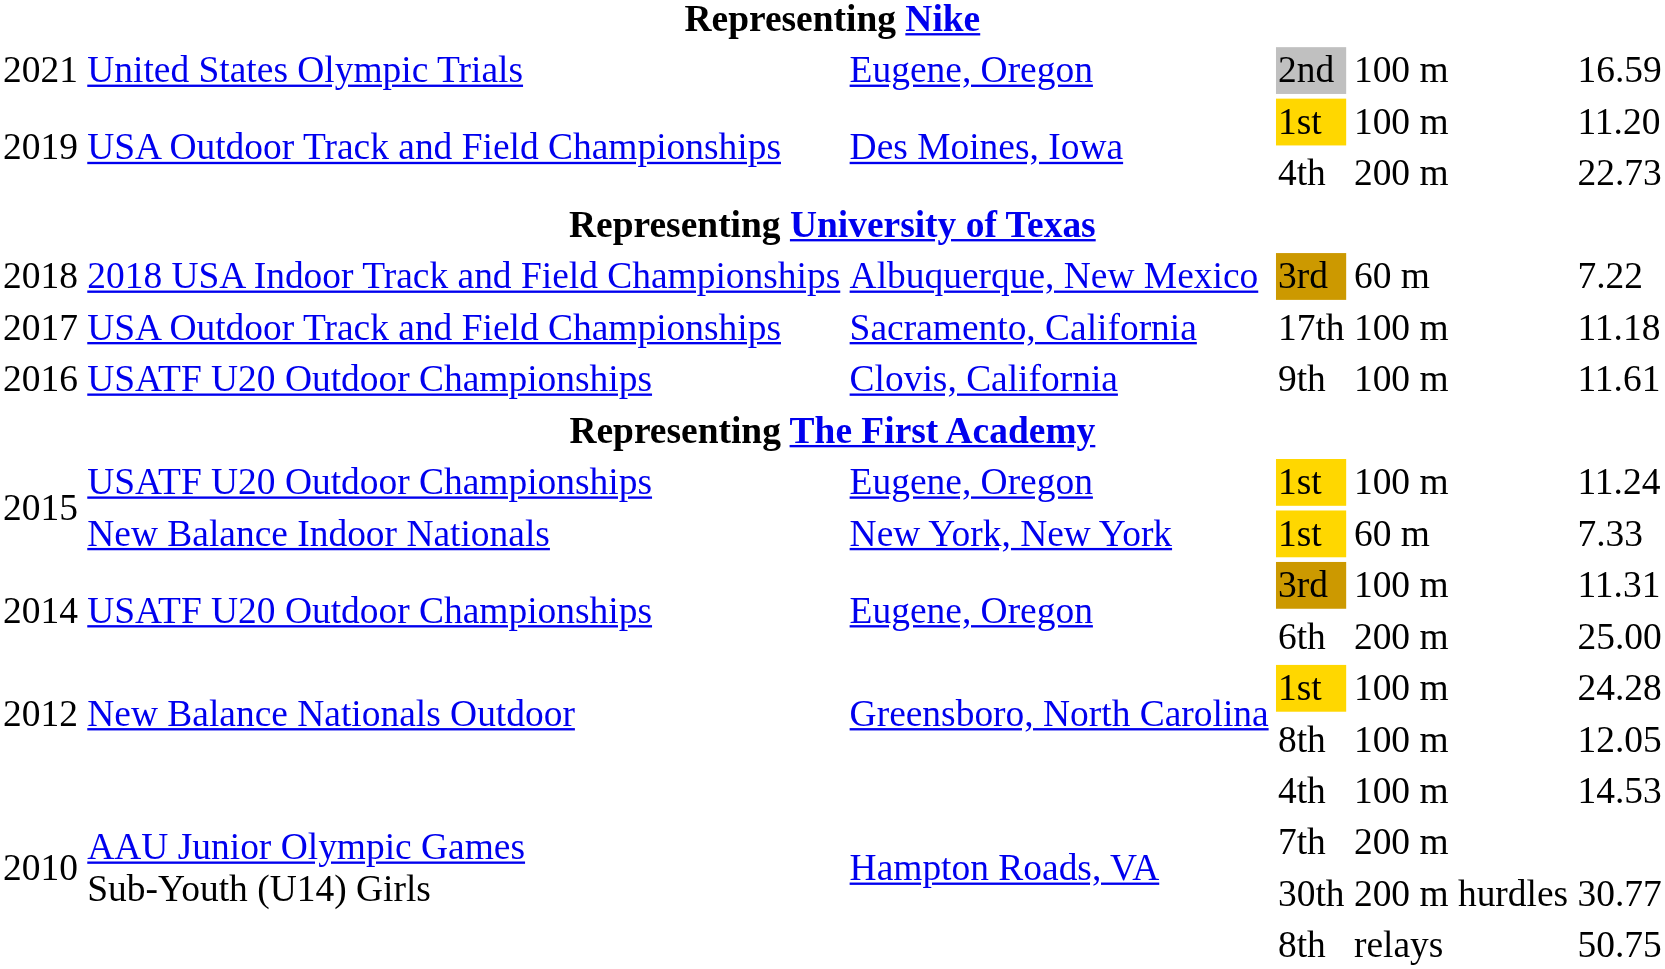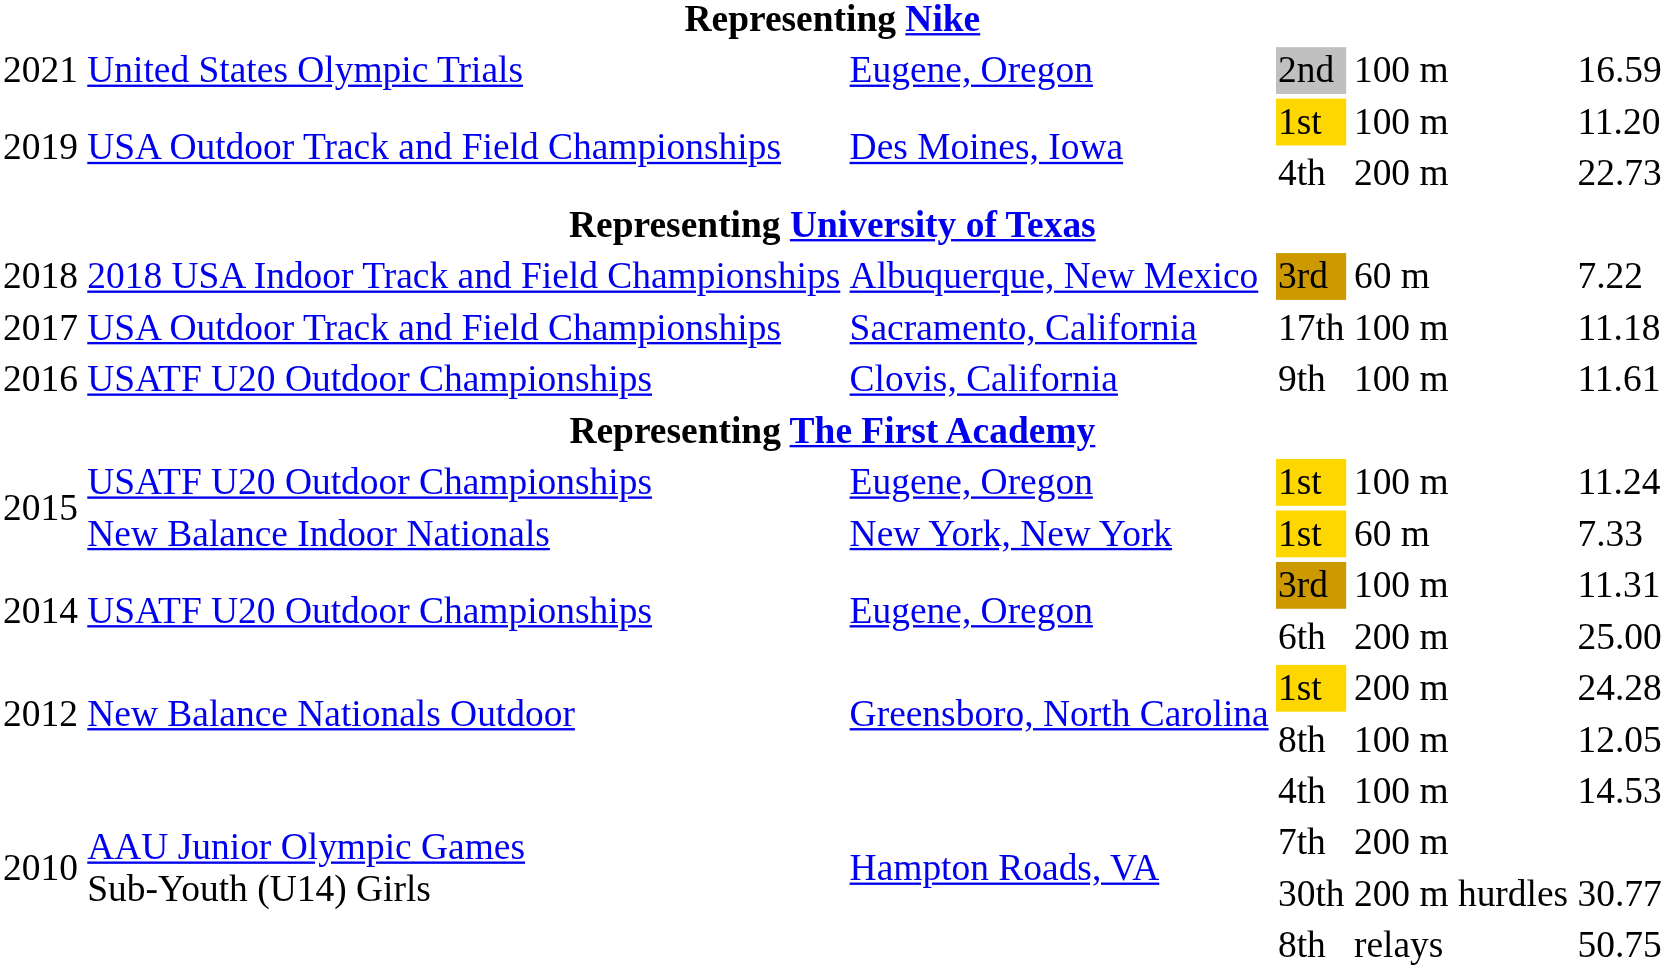(1401, 687) 100 m -> (1401, 687) 200 m
